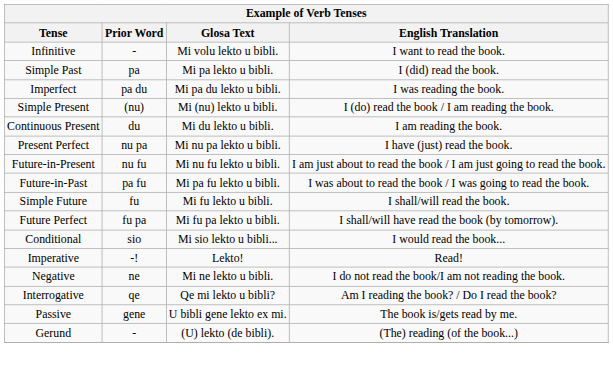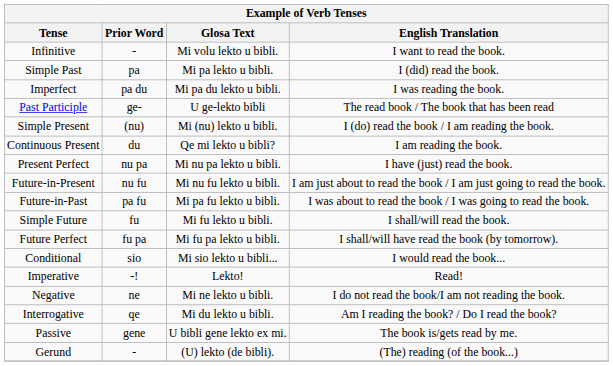+ row: (53, 107)
(228, 126) Mi du lekto u bibli. -> (228, 145) Qe mi lekto u bibli?
(228, 295) Qe mi lekto u bibli? -> (228, 314) Mi du lekto u bibli.
